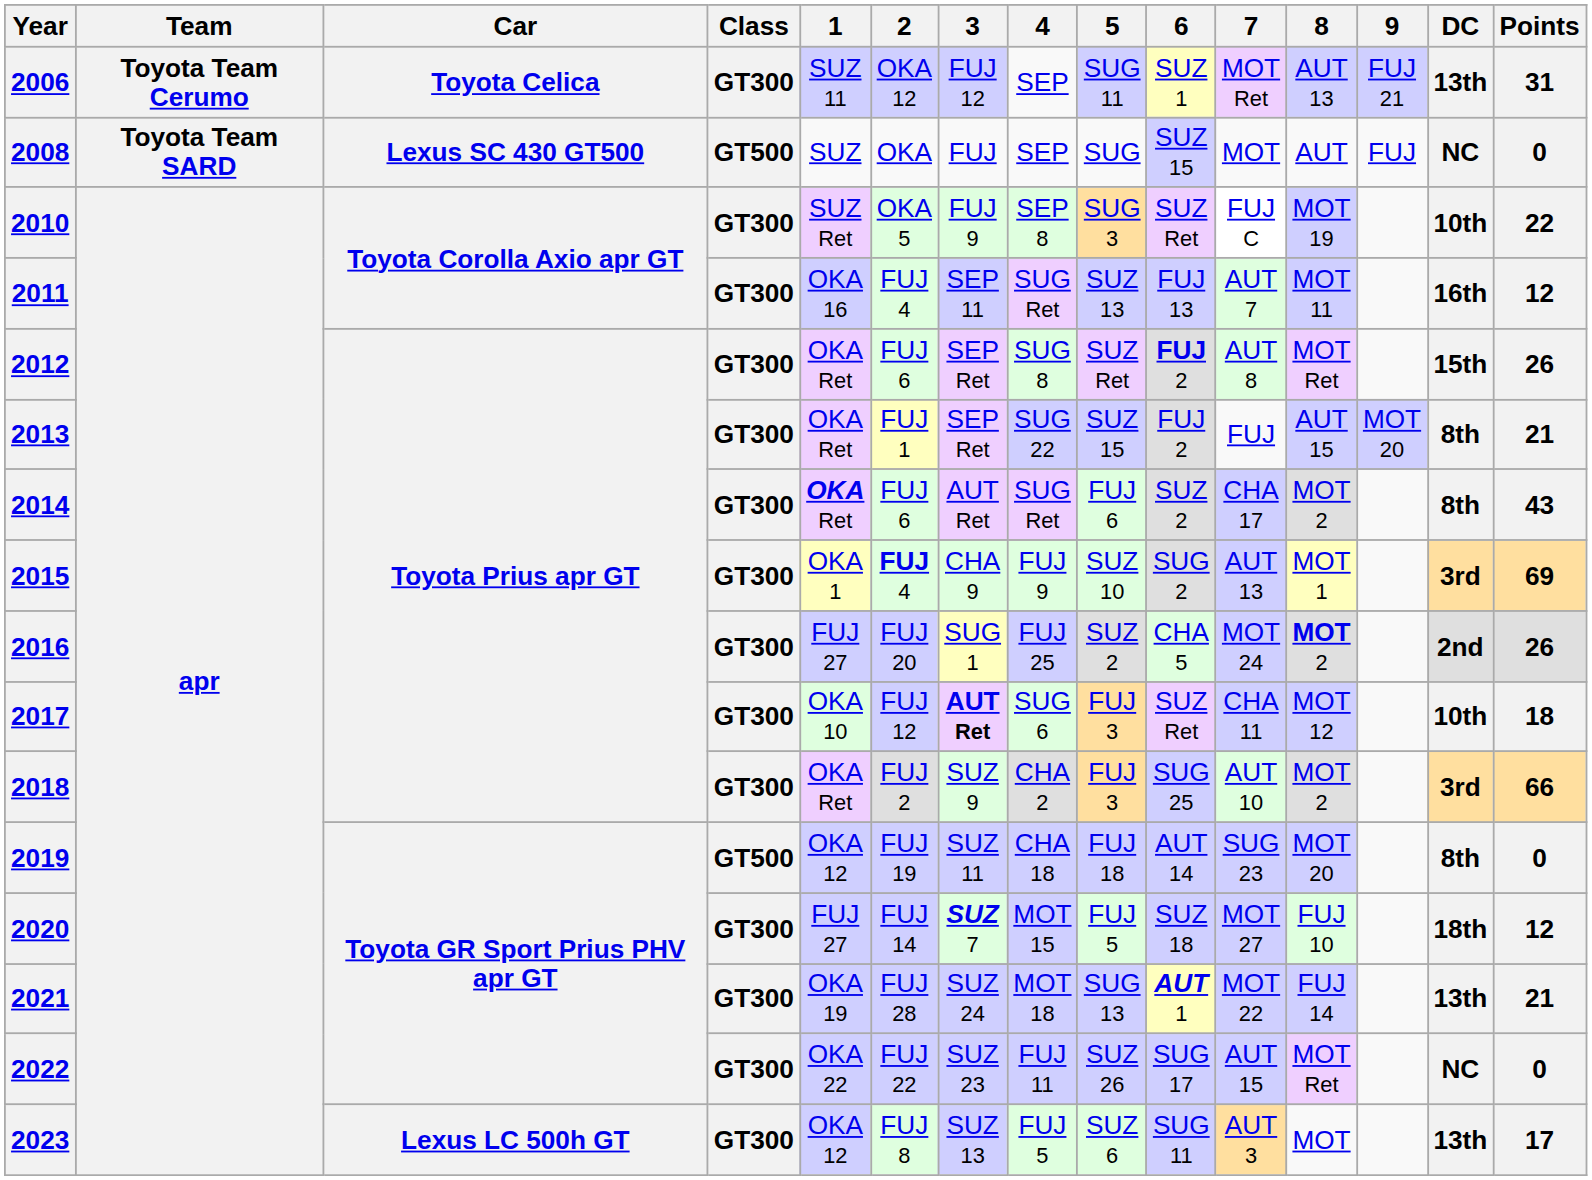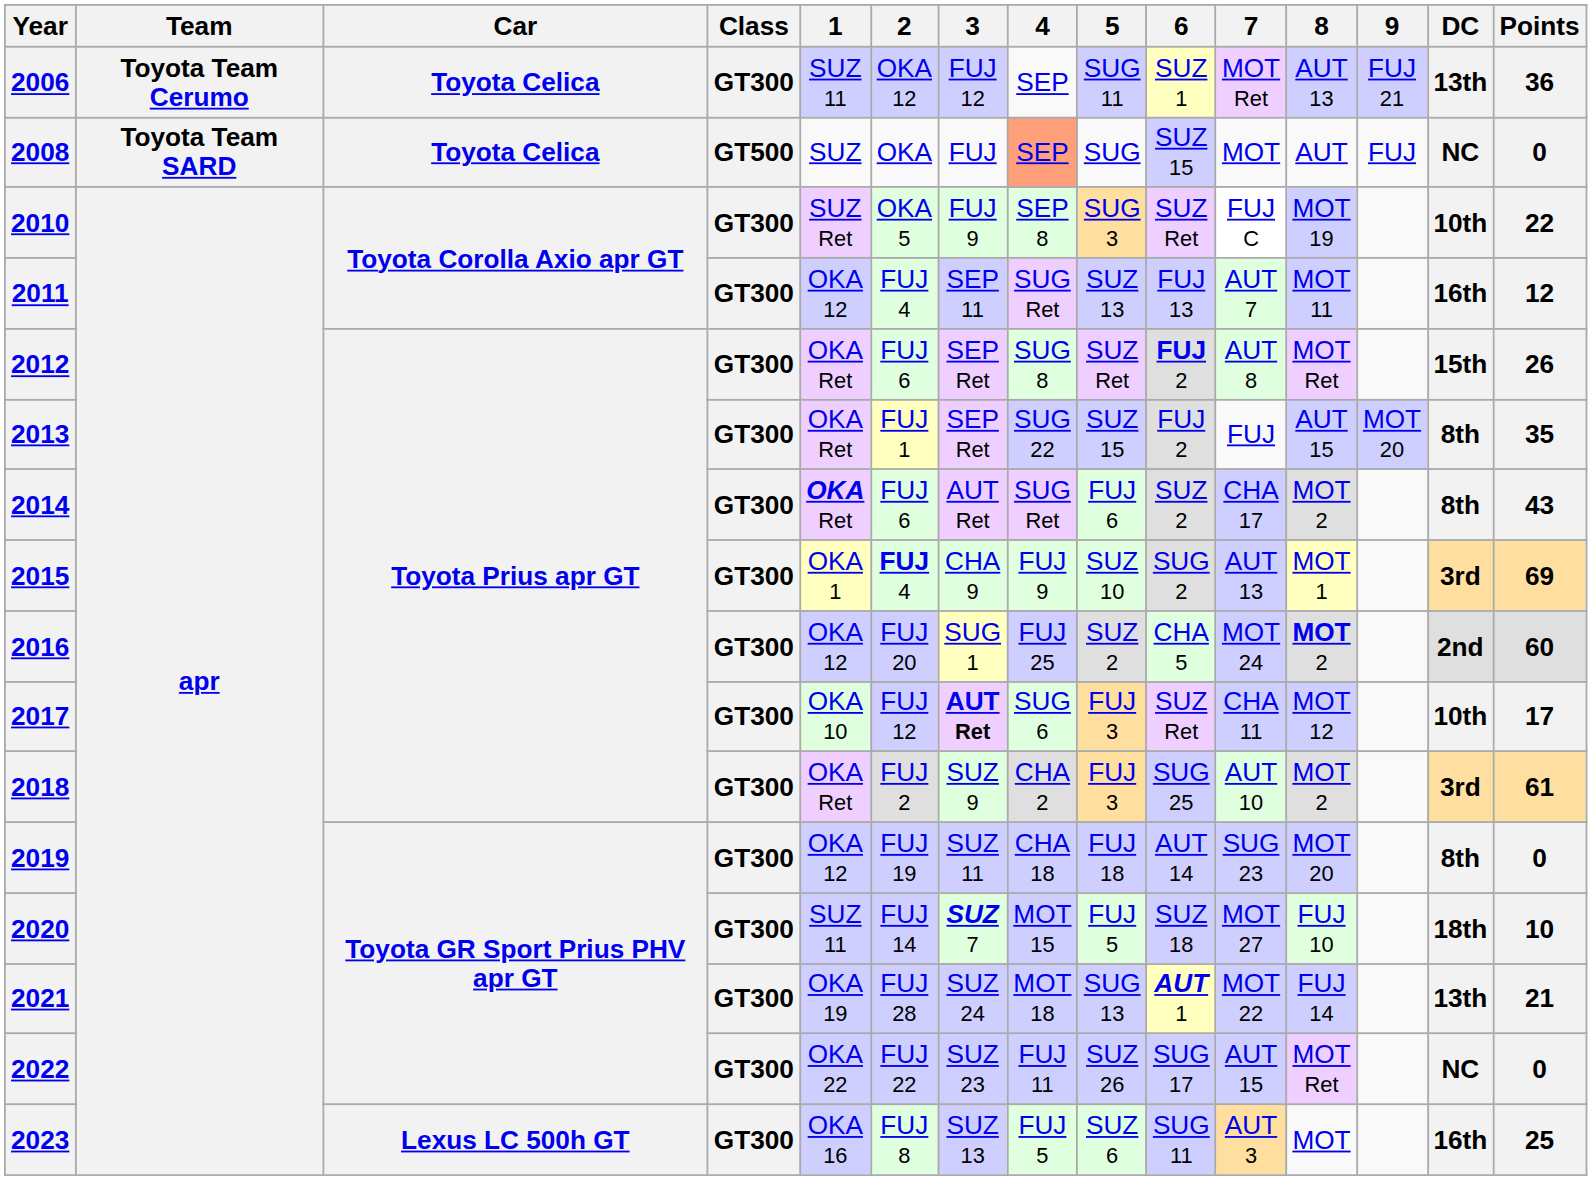(1540, 82) 31 -> (1540, 82) 36
(515, 152) Lexus SC 430 GT500 -> (515, 152) Toyota Celica
(1042, 152) no background -> (1042, 152) lightsalmon background
(835, 294) OKA 16 -> (835, 294) OKA 12
(1540, 435) 21 -> (1540, 435) 35
(835, 646) FUJ 27 -> (835, 646) OKA 12
(1540, 646) 26 -> (1540, 646) 60
(1540, 717) 18 -> (1540, 717) 17
(1540, 787) 66 -> (1540, 787) 61
(754, 858) GT500 -> (754, 858) GT300
(835, 928) FUJ 27 -> (835, 928) SUZ 11
(1540, 928) 12 -> (1540, 928) 10
(835, 1140) OKA 12 -> (835, 1140) OKA 16
(1460, 1140) 13th -> (1460, 1140) 16th
(1540, 1140) 17 -> (1540, 1140) 25
